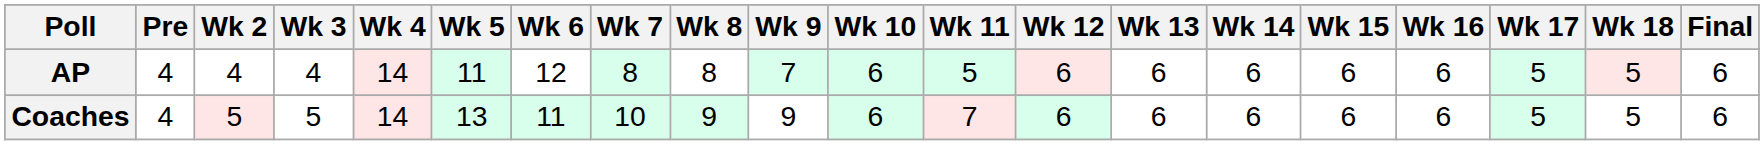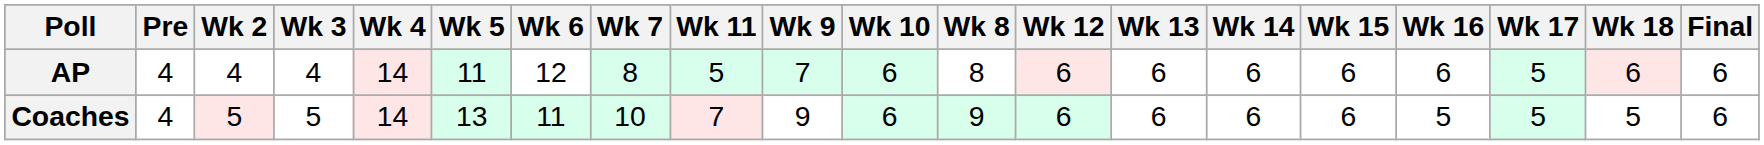columns swapped: (709, 26) <-> (970, 26)
(1633, 71) 5 -> (1633, 71) 6
(1443, 116) 6 -> (1443, 116) 5
